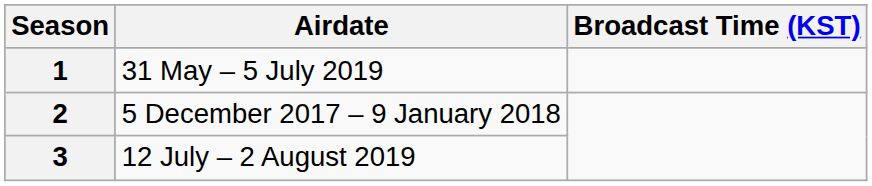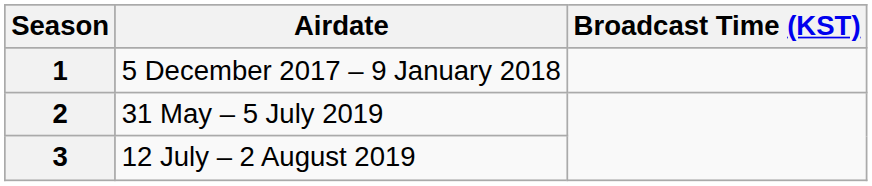(253, 69) 31 May – 5 July 2019 -> (341, 69) 5 December 2017 – 9 January 2018
(341, 113) 5 December 2017 – 9 January 2018 -> (253, 113) 31 May – 5 July 2019
